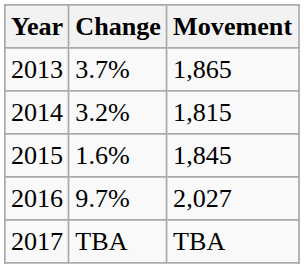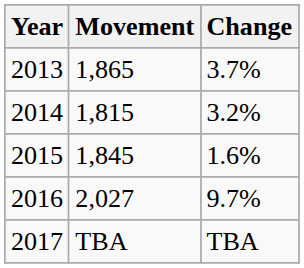columns swapped: (118, 26) <-> (233, 26)
